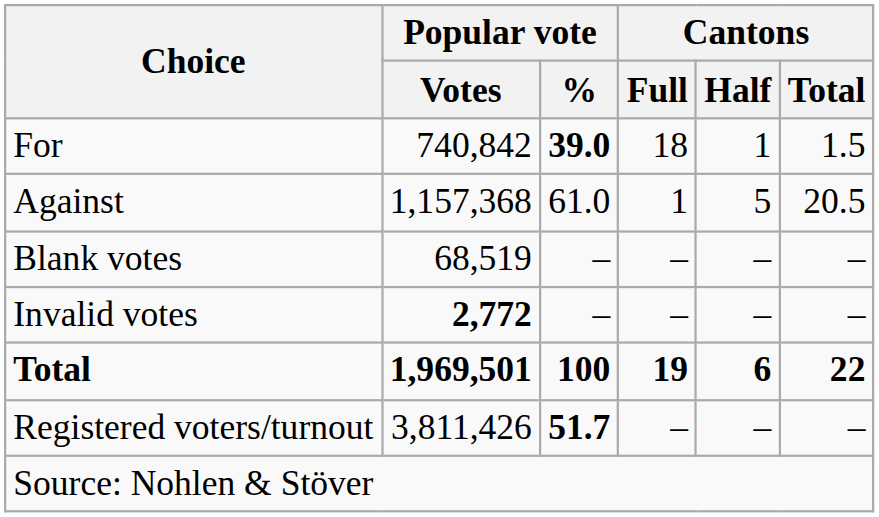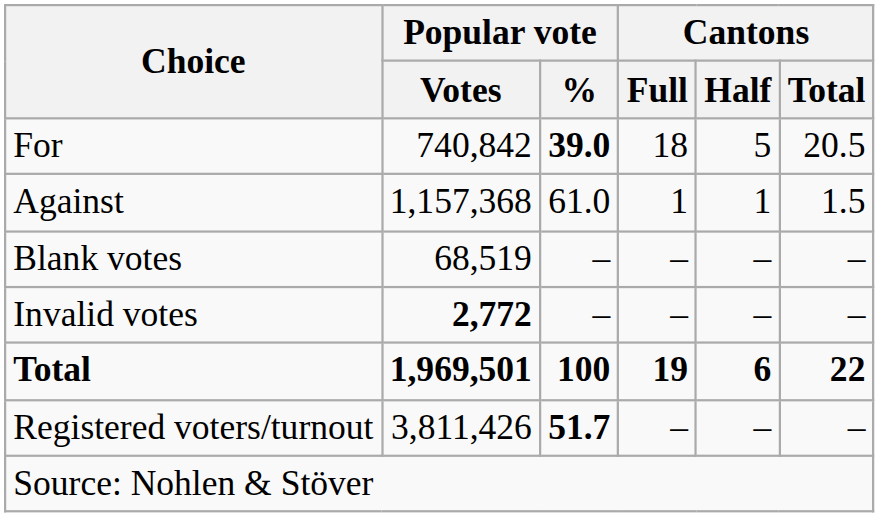(762, 145) 1 -> (762, 145) 5
(843, 145) 1.5 -> (834, 145) 20.5
(762, 201) 5 -> (762, 201) 1
(834, 201) 20.5 -> (843, 201) 1.5
